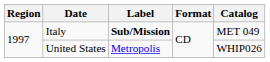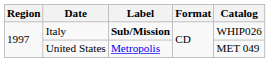(238, 31) MET 049 -> (239, 31) WHIP026
(239, 48) WHIP026 -> (238, 48) MET 049
